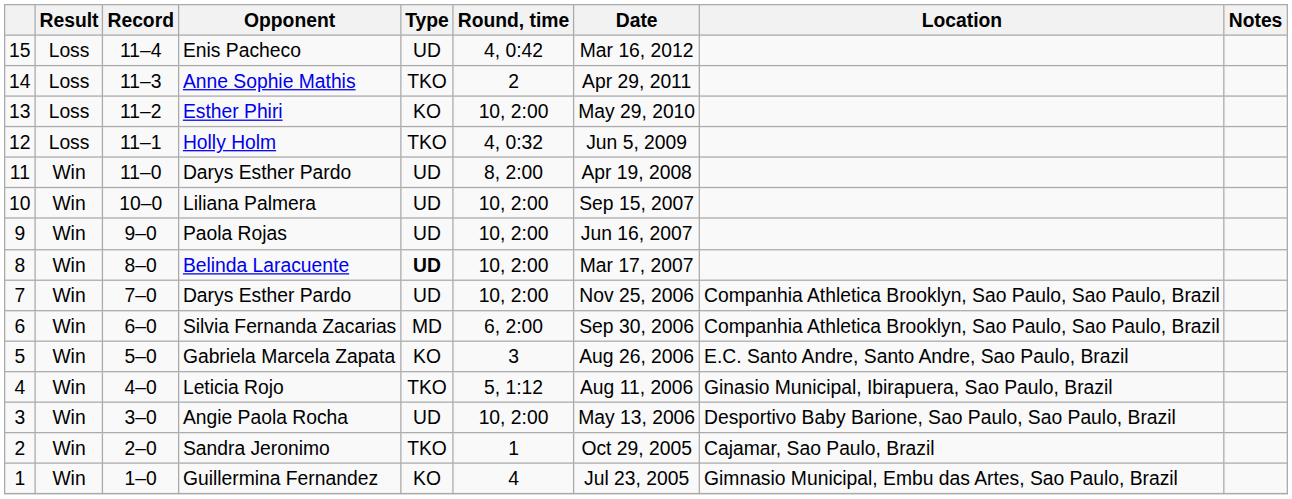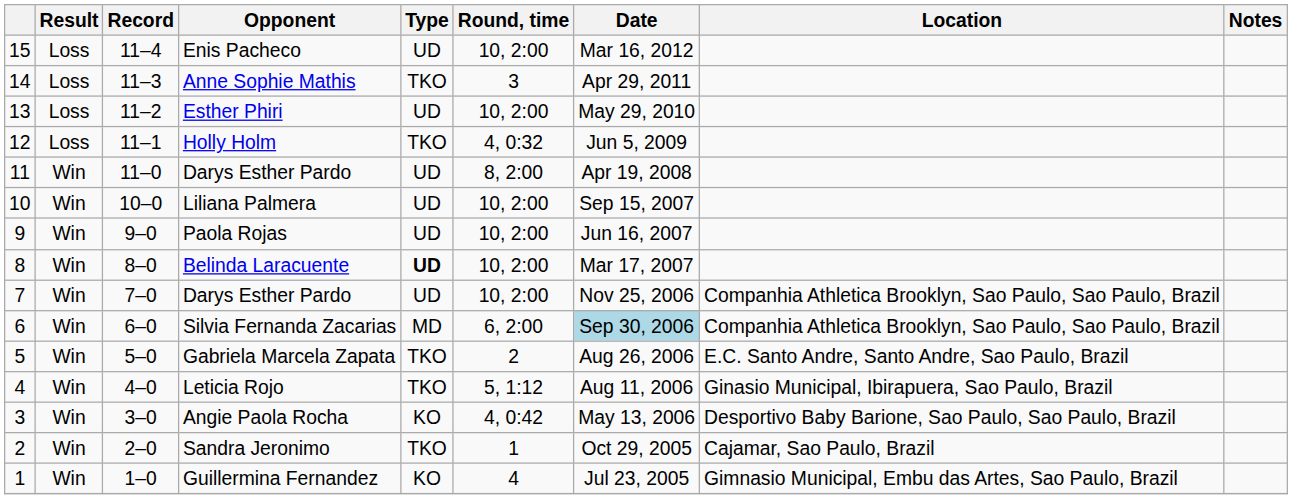(513, 51) 4, 0:42 -> (514, 51) 10, 2:00
(513, 81) 2 -> (513, 81) 3
(427, 112) KO -> (427, 112) UD
(637, 326) no background -> (637, 326) lightblue background
(427, 356) KO -> (427, 356) TKO
(513, 356) 3 -> (513, 356) 2
(427, 417) UD -> (427, 417) KO
(514, 417) 10, 2:00 -> (513, 417) 4, 0:42
